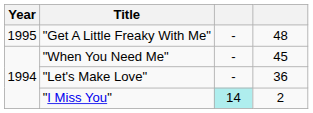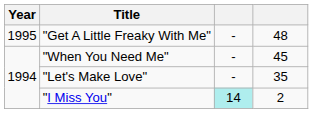(280, 77) 36 -> (280, 77) 35
